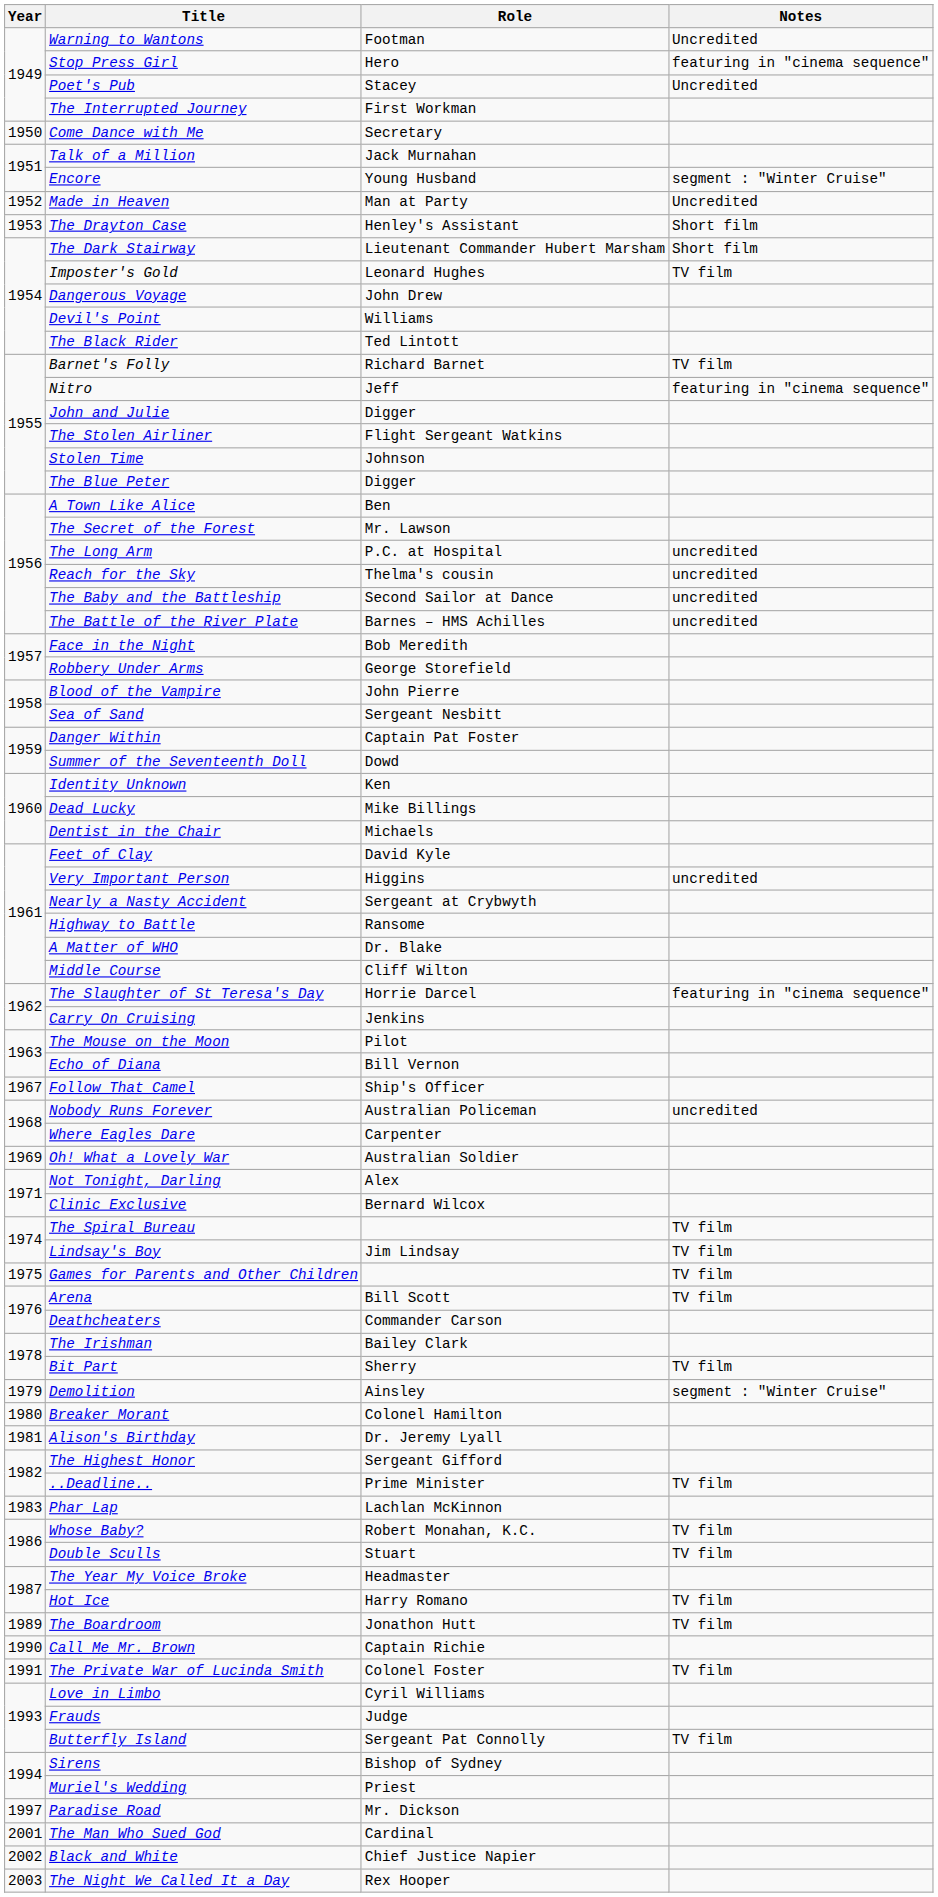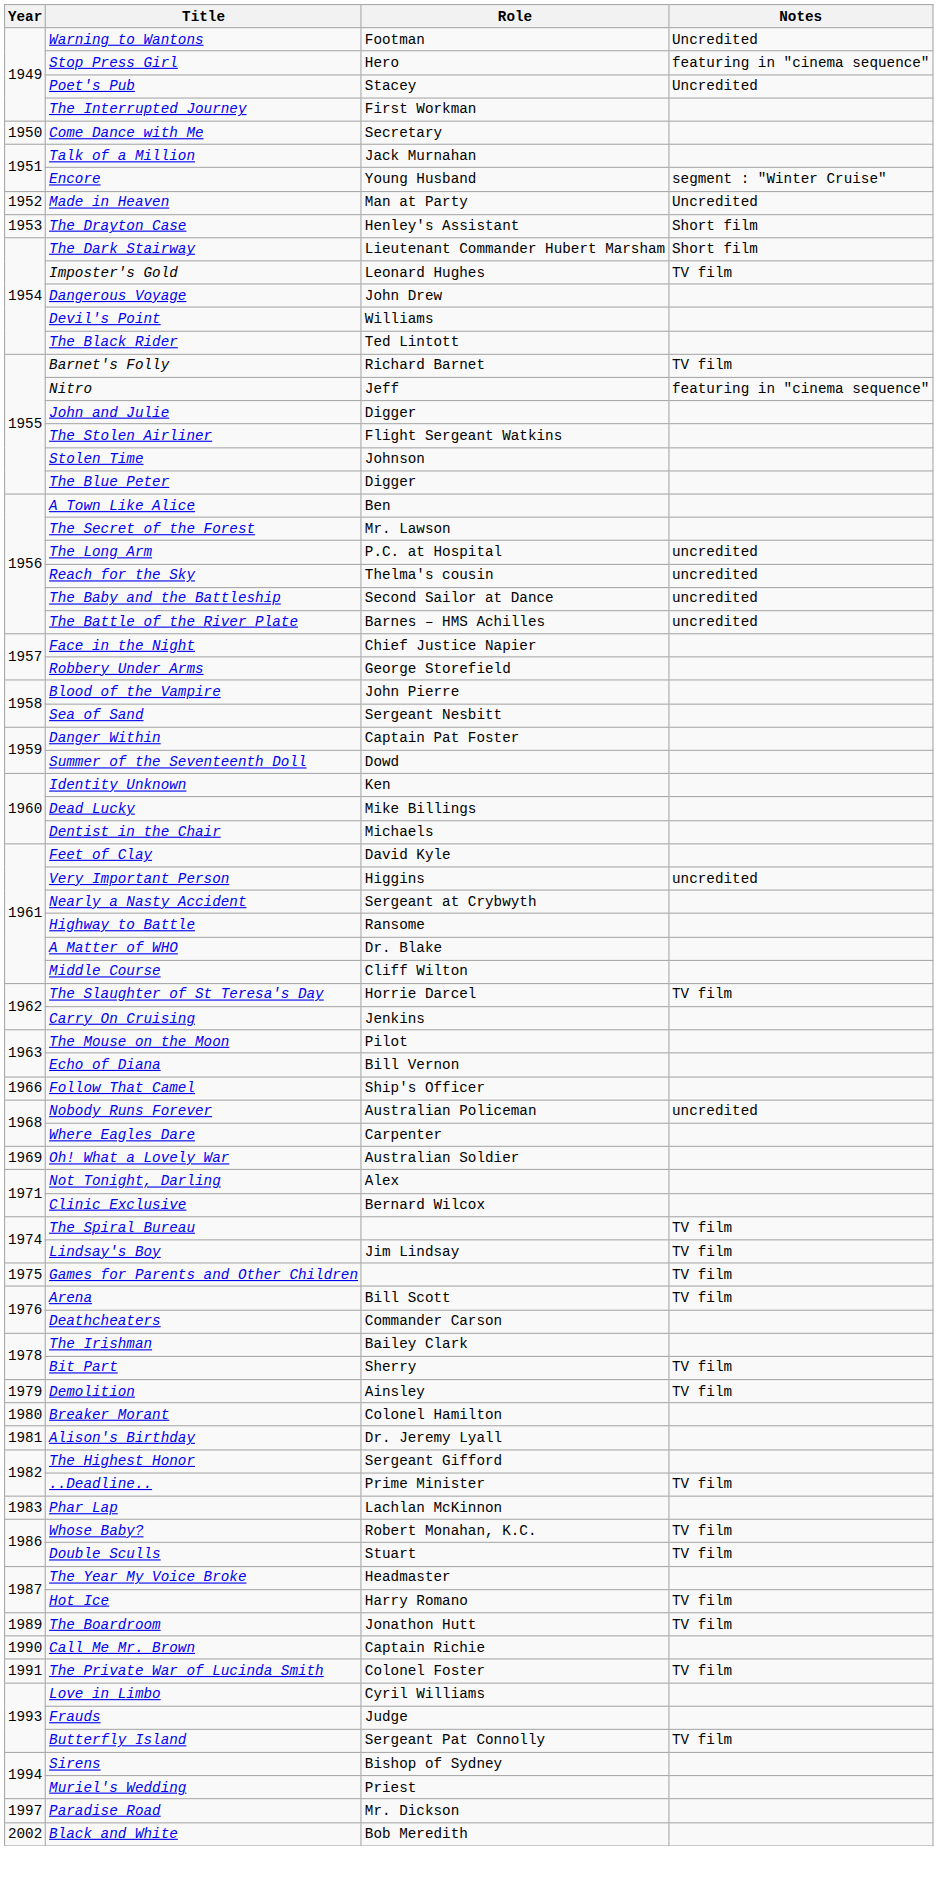(416, 645) Bob Meredith -> (451, 645) Chief Justice Napier
(801, 995) featuring in "cinema sequence" -> (702, 995) TV film
(25, 1088) 1967 -> (25, 1088) 1966
(779, 1391) segment : "Winter Cruise" -> (702, 1391) TV film
- row: (135, 1834)
(451, 1857) Chief Justice Napier -> (416, 1834) Bob Meredith
- row: (169, 1881)
